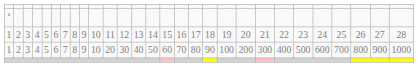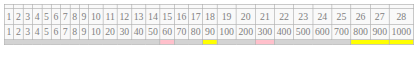- row: (9, 17)
